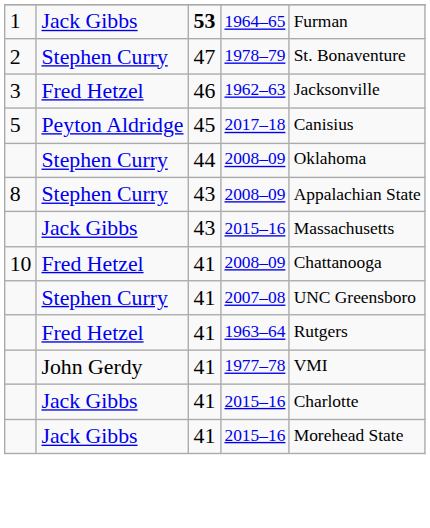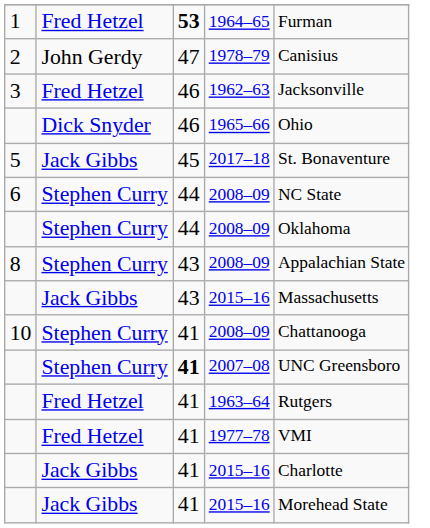(90, 21) Jack Gibbs -> (93, 21) Fred Hetzel
(105, 56) Stephen Curry -> (92, 56) John Gerdy
(350, 56) St. Bonaventure -> (308, 56) Canisius
+ row: (21, 125)
(113, 125) Peyton Aldridge -> (90, 159) Jack Gibbs
(324, 125) Canisius -> (334, 159) St. Bonaventure
+ row: (15, 194)
(93, 263) Fred Hetzel -> (105, 332) Stephen Curry
(204, 297) normal -> (189, 366) bold
(92, 366) John Gerdy -> (93, 435) Fred Hetzel
